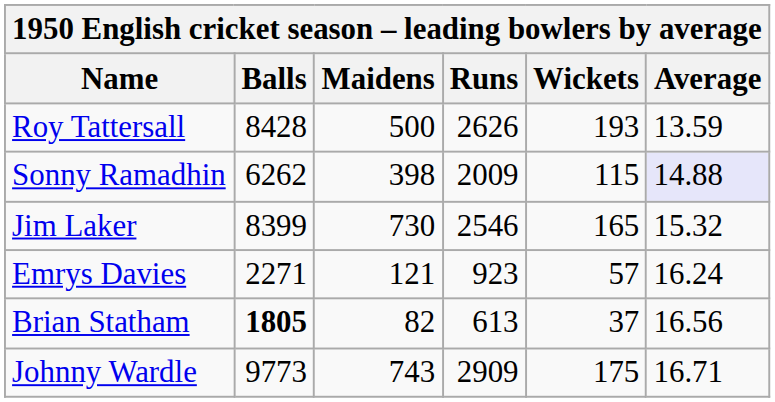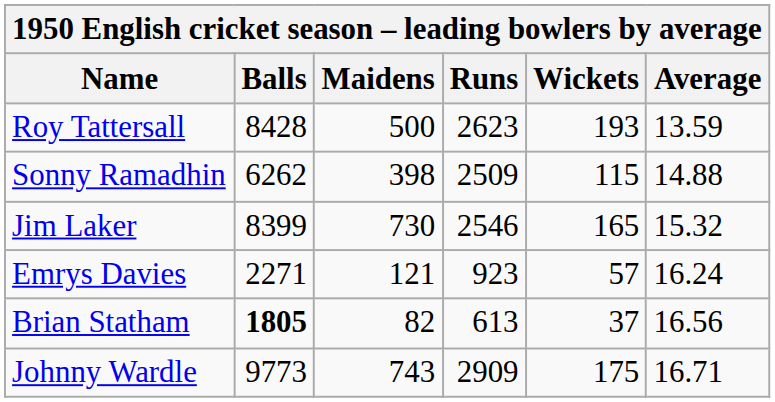(488, 126) 2626 -> (488, 126) 2623
(488, 175) 2009 -> (488, 175) 2509
(688, 175) lavender background -> (688, 175) no background
